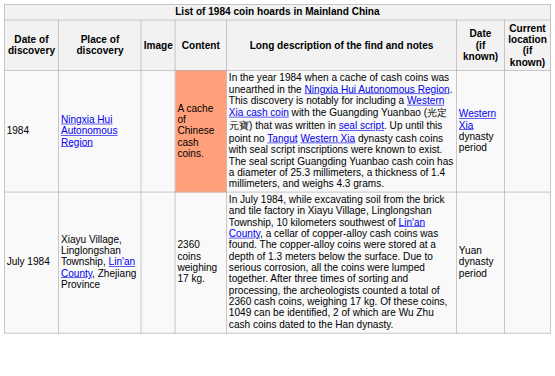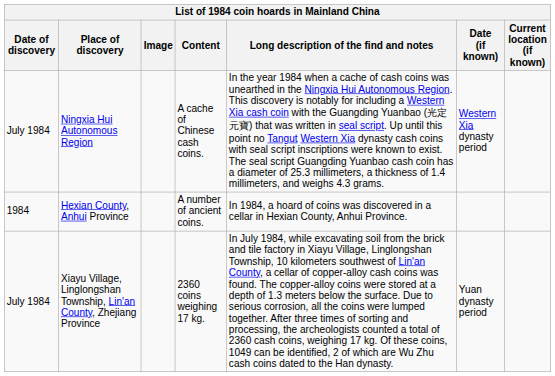(18, 131) 1984 -> (28, 131) July 1984
(196, 131) lightsalmon background -> (196, 131) no background
+ row: (95, 211)
